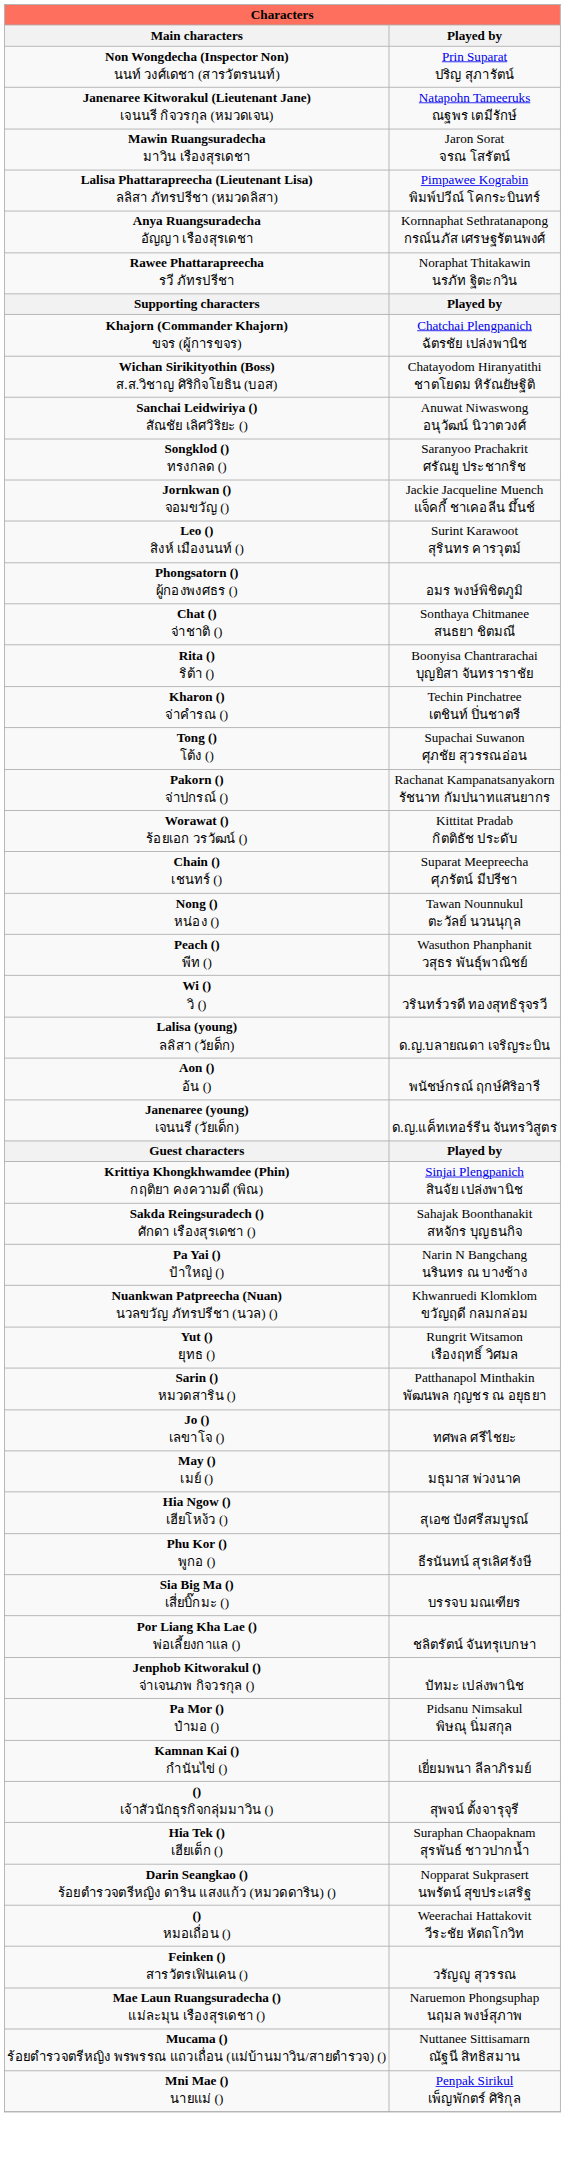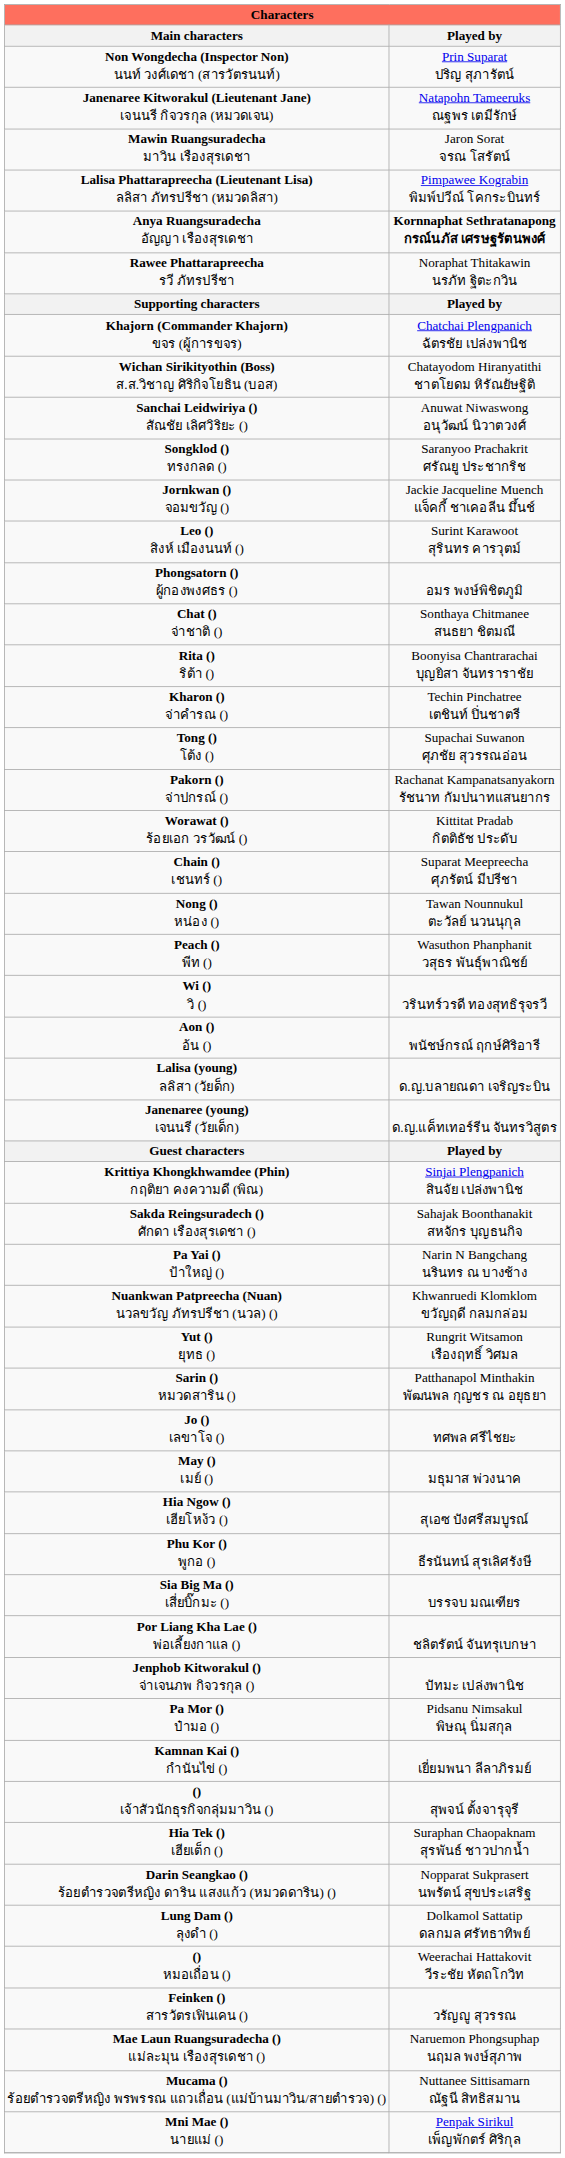(475, 230) normal -> (475, 230) bold
rows swapped: (197, 1077) <-> (197, 1036)
+ row: (197, 1924)
